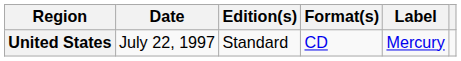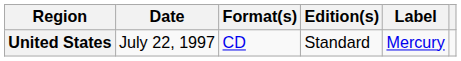columns swapped: (260, 17) <-> (342, 17)
